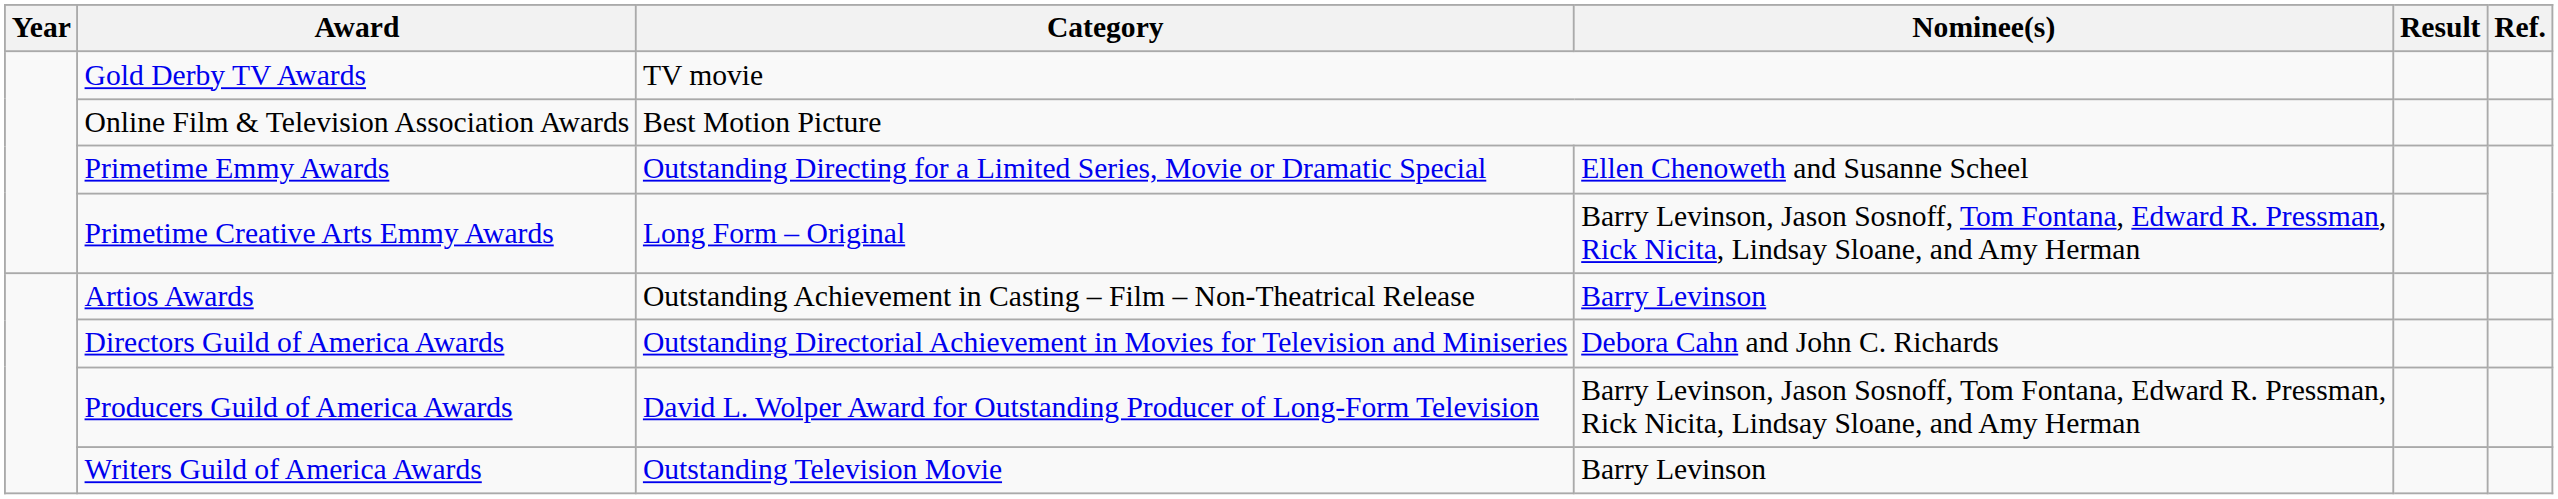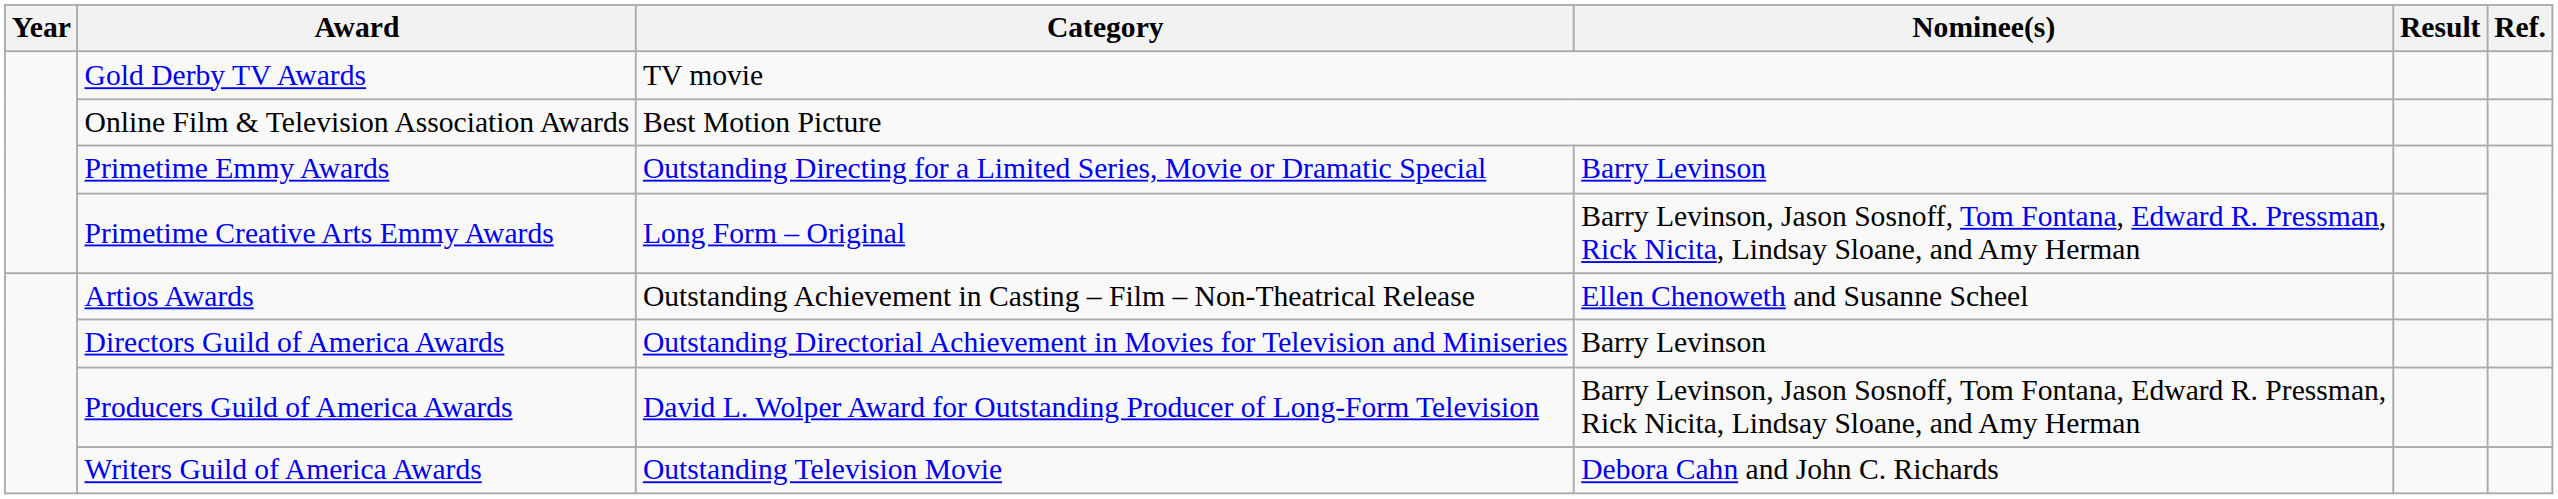(1805, 168) Ellen Chenoweth and Susanne Scheel -> (1674, 168) Barry Levinson
(1674, 295) Barry Levinson -> (1805, 295) Ellen Chenoweth and Susanne Scheel
(1790, 342) Debora Cahn and John C. Richards -> (1674, 342) Barry Levinson
(1674, 470) Barry Levinson -> (1790, 470) Debora Cahn and John C. Richards
